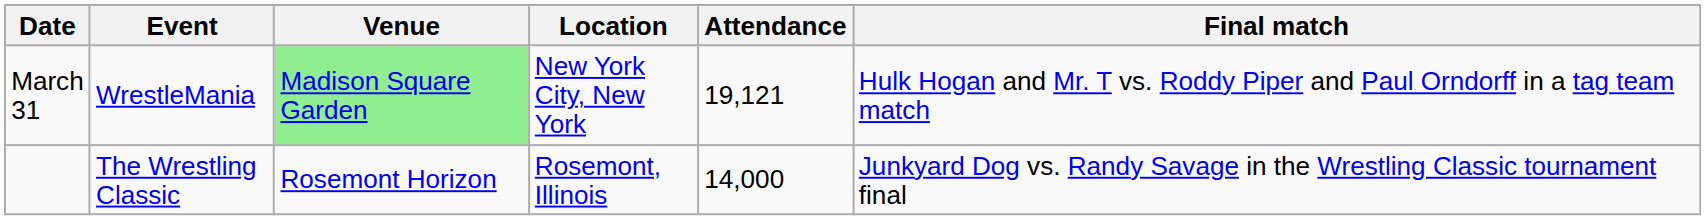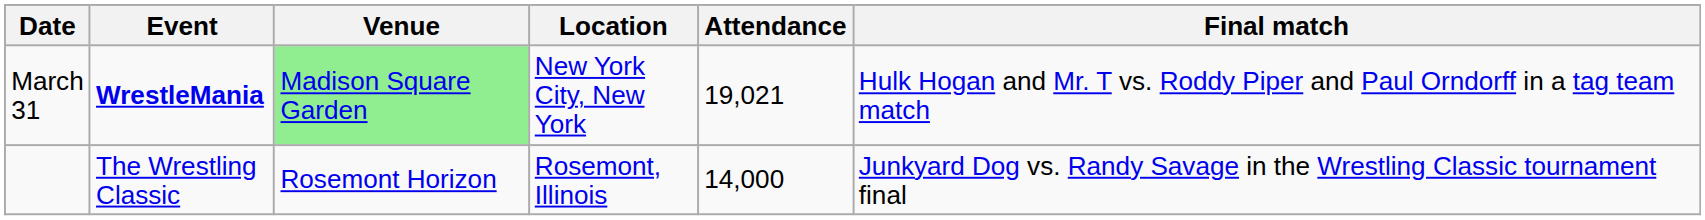(176, 95) normal -> (180, 95) bold
(744, 95) 19,121 -> (744, 95) 19,021
